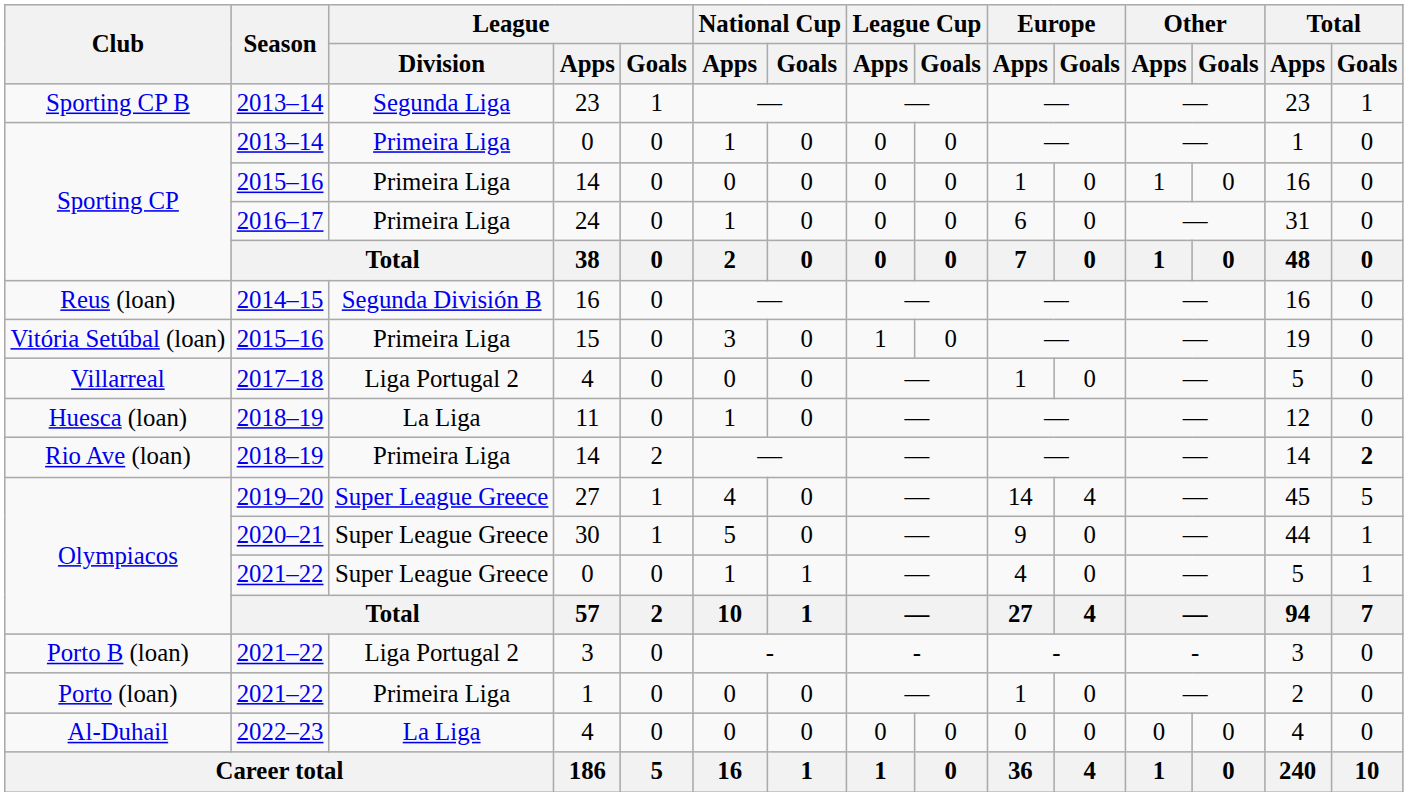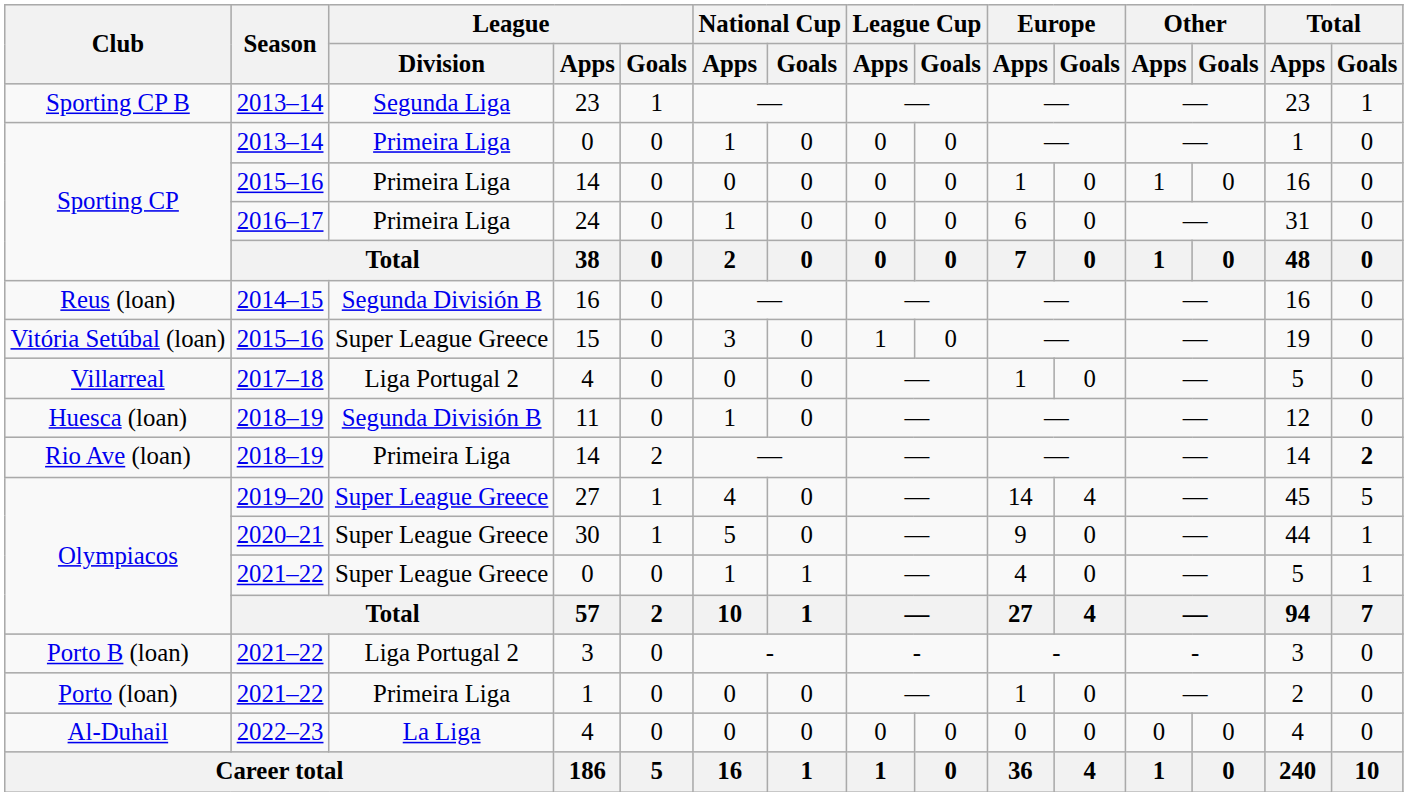(442, 338) Primeira Liga -> (442, 338) Super League Greece
(442, 417) La Liga -> (442, 417) Segunda División B
